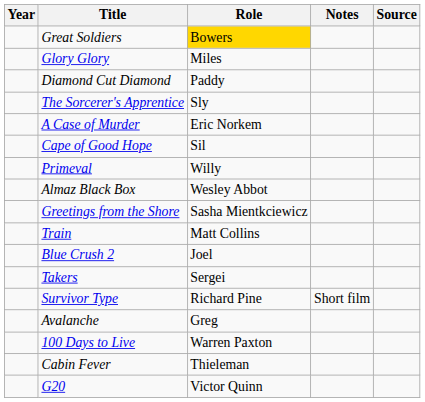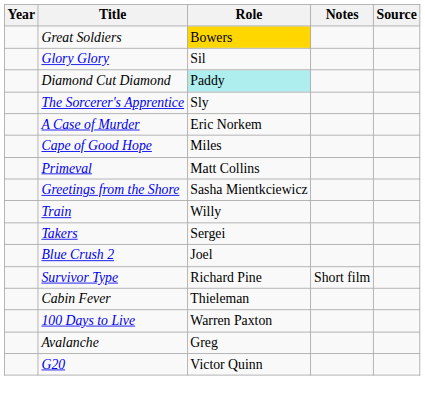(206, 59) Miles -> (198, 59) Sil
(208, 80) no background -> (208, 80) paleturquoise background
(198, 146) Sil -> (206, 146) Miles
(206, 168) Willy -> (225, 168) Matt Collins
- row: (88, 189)
(225, 233) Matt Collins -> (206, 211) Willy
rows swapped: (60, 277) <-> (78, 255)
rows swapped: (70, 320) <-> (76, 364)
